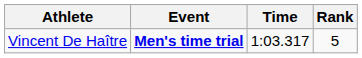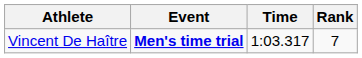(335, 41) 5 -> (335, 41) 7
